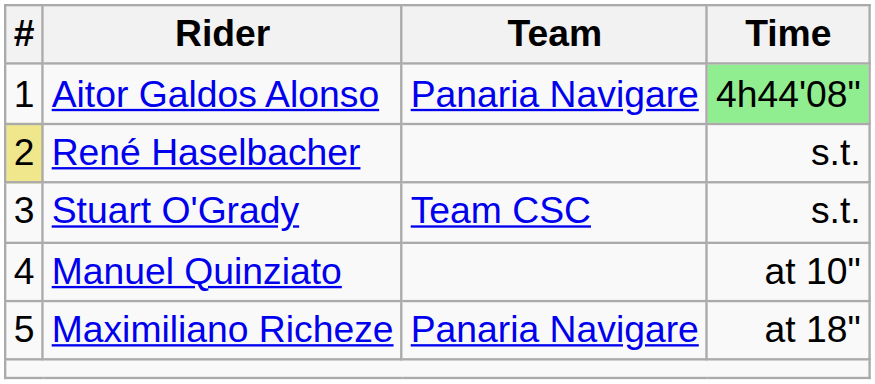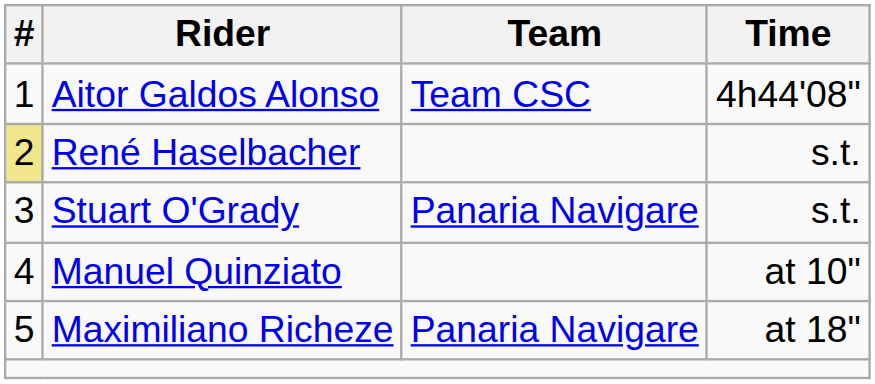(555, 93) Panaria Navigare -> (501, 93) Team CSC
(788, 93) lightgreen background -> (788, 93) no background
(501, 211) Team CSC -> (555, 211) Panaria Navigare
